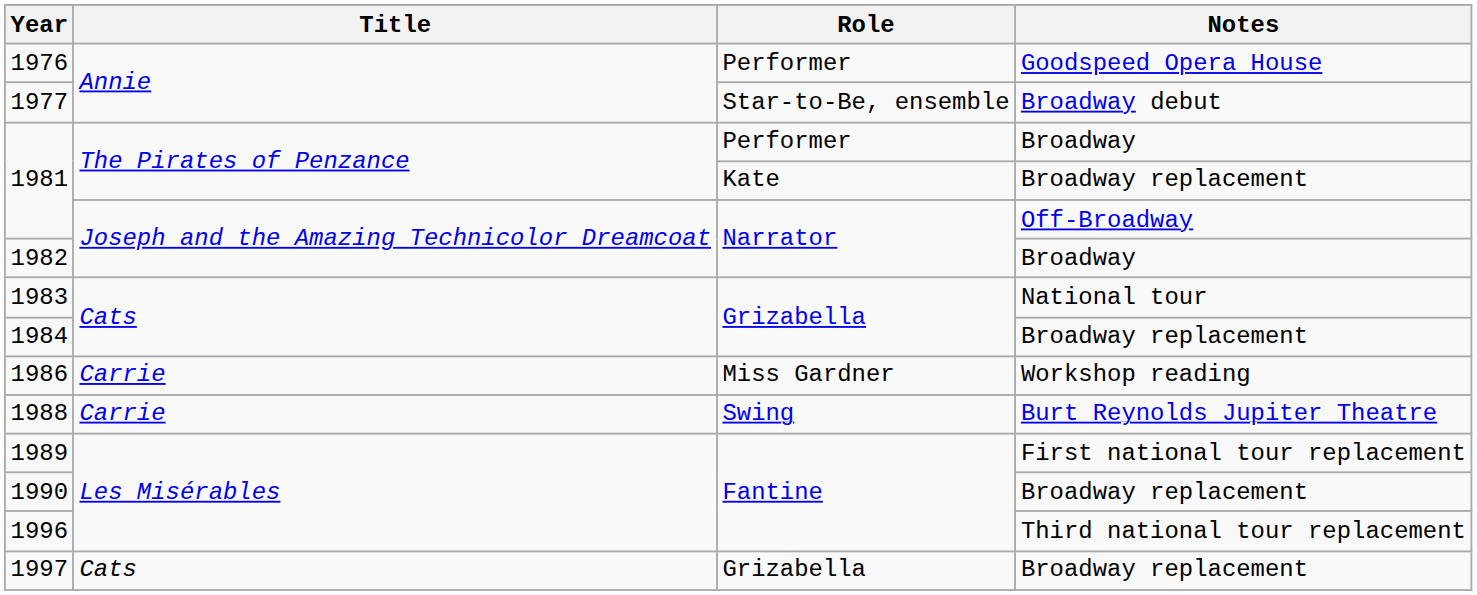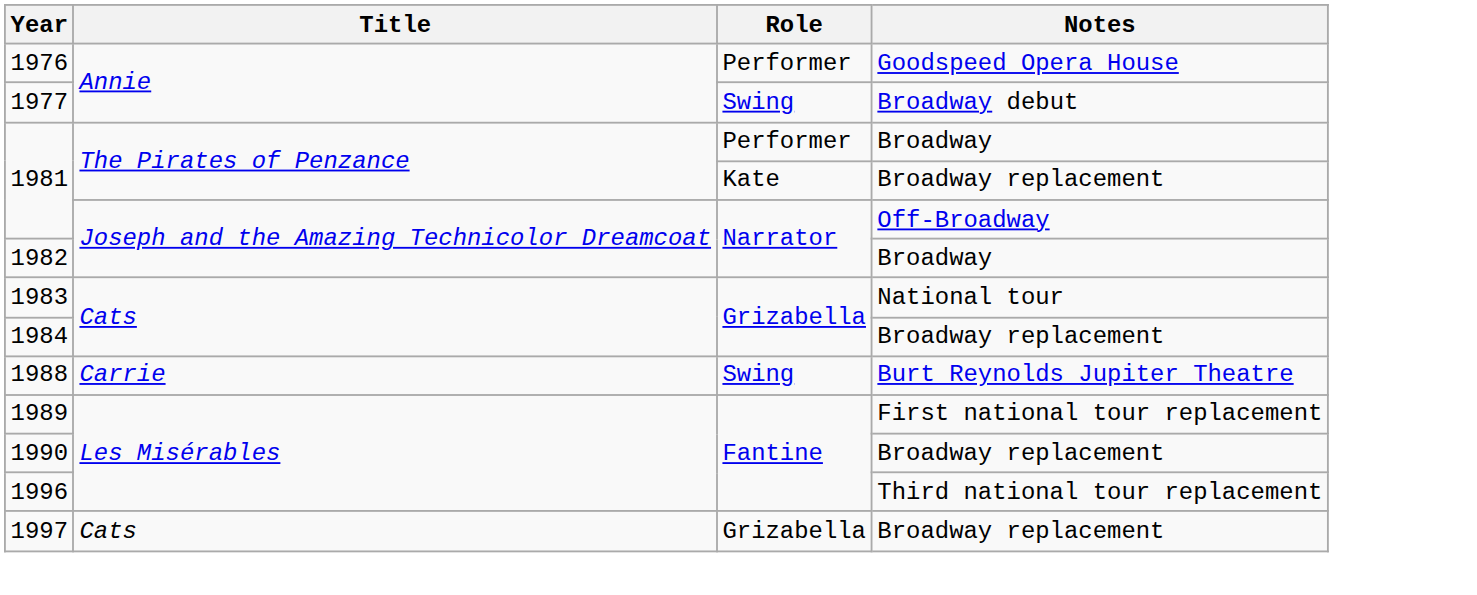(866, 102) Star-to-Be, ensemble -> (758, 102) Swing
- row: (39, 375)
